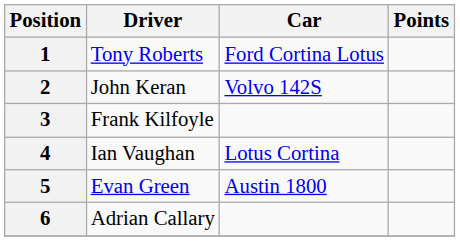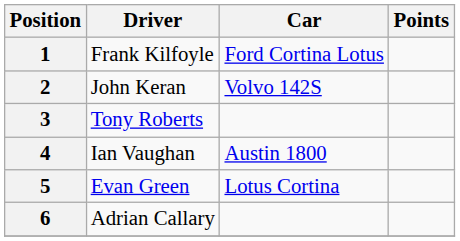(147, 53) Tony Roberts -> (152, 53) Frank Kilfoyle
(152, 119) Frank Kilfoyle -> (147, 119) Tony Roberts
(282, 152) Lotus Cortina -> (276, 152) Austin 1800
(276, 185) Austin 1800 -> (282, 185) Lotus Cortina
